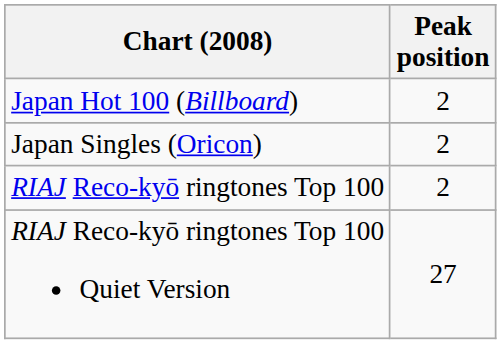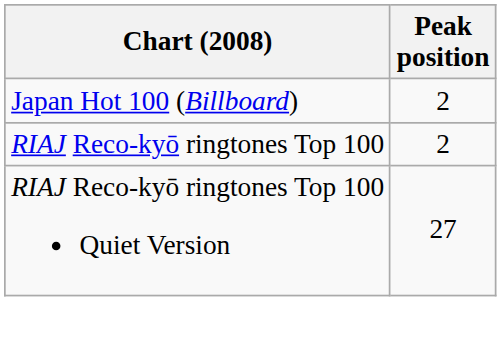- row: (137, 143)
